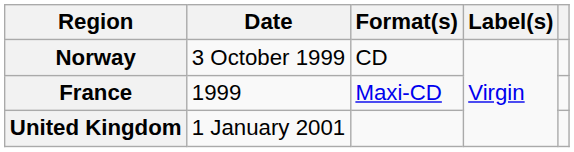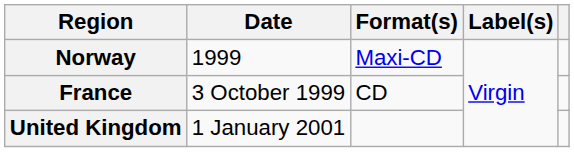(268, 57) 3 October 1999 -> (217, 57) 1999
(371, 57) CD -> (399, 57) Maxi-CD
(217, 92) 1999 -> (268, 92) 3 October 1999
(399, 92) Maxi-CD -> (371, 92) CD
